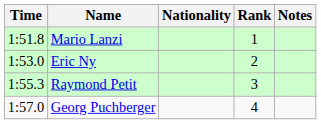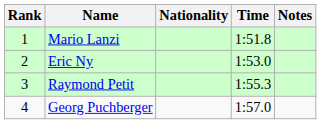columns swapped: (254, 15) <-> (26, 15)
